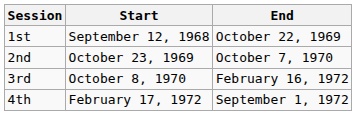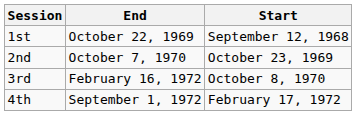columns swapped: (139, 15) <-> (282, 15)
